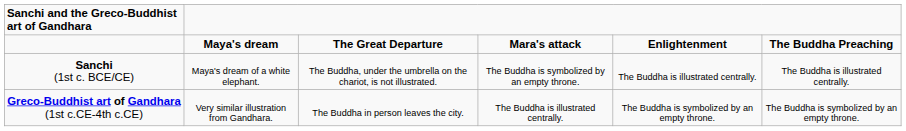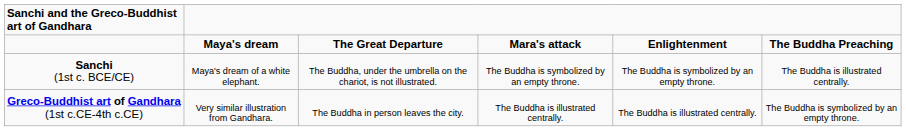(687, 77) The Buddha is illustrated centrally. -> (687, 77) The Buddha is symbolized by an empty throne.
(687, 113) The Buddha is symbolized by an empty throne. -> (687, 113) The Buddha is illustrated centrally.
